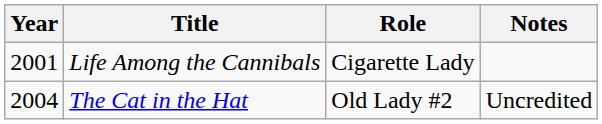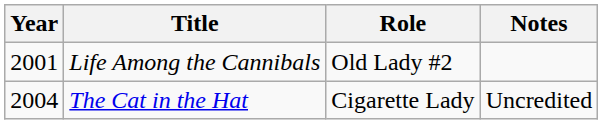(403, 61) Cigarette Lady -> (392, 61) Old Lady #2
(392, 99) Old Lady #2 -> (403, 99) Cigarette Lady
